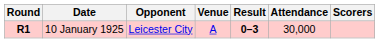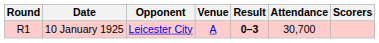(23, 29) bold -> (23, 29) normal
(299, 29) 30,000 -> (299, 29) 30,700
